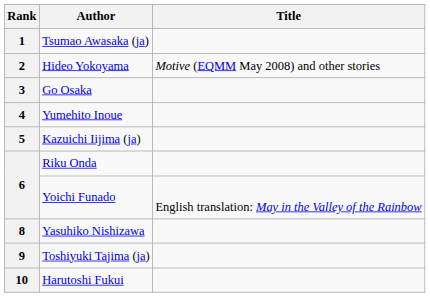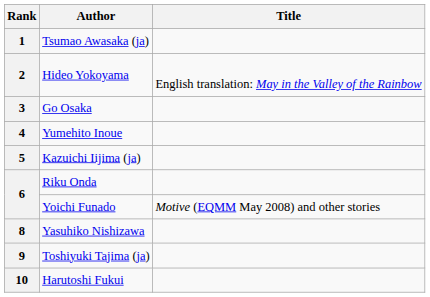(268, 65) Motive (EQMM May 2008) and other stories -> (289, 84) English translation: May in the Valley of the Rainbow
(289, 206) English translation: May in the Valley of the Rainbow -> (268, 206) Motive (EQMM May 2008) and other stories
